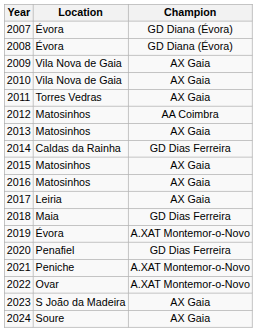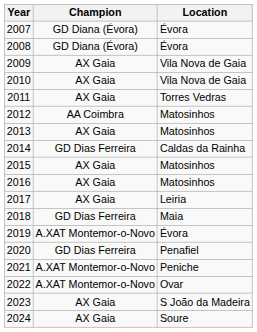columns swapped: (81, 13) <-> (190, 13)
